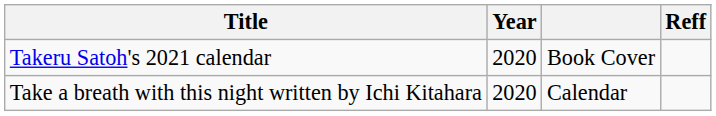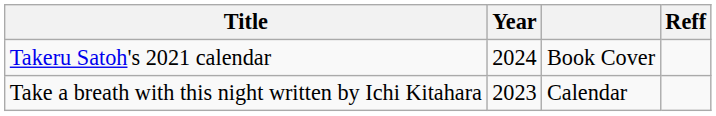(514, 57) 2020 -> (514, 57) 2024
(514, 92) 2020 -> (514, 92) 2023
